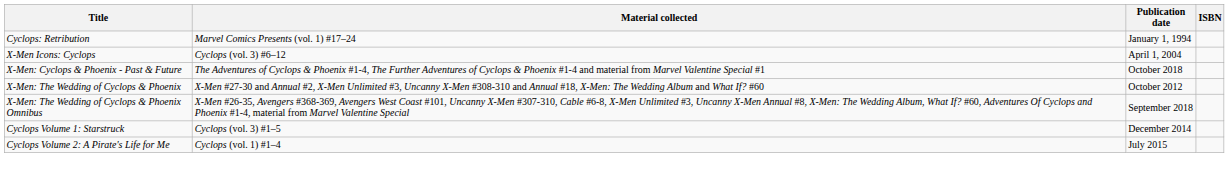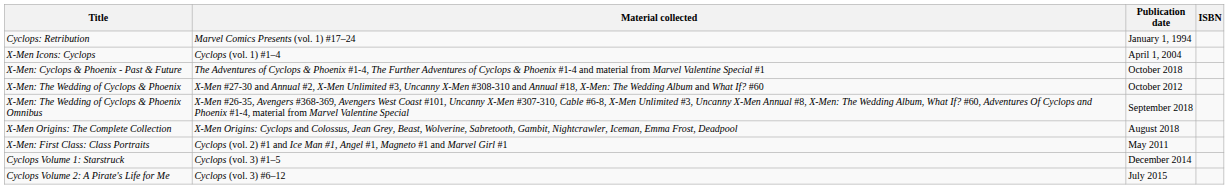(240, 54) Cyclops (vol. 3) #6–12 -> (237, 54) Cyclops (vol. 1) #1–4
+ row: (89, 129)
+ row: (78, 144)
(238, 144) Cyclops (vol. 1) #1–4 -> (240, 176) Cyclops (vol. 3) #6–12
